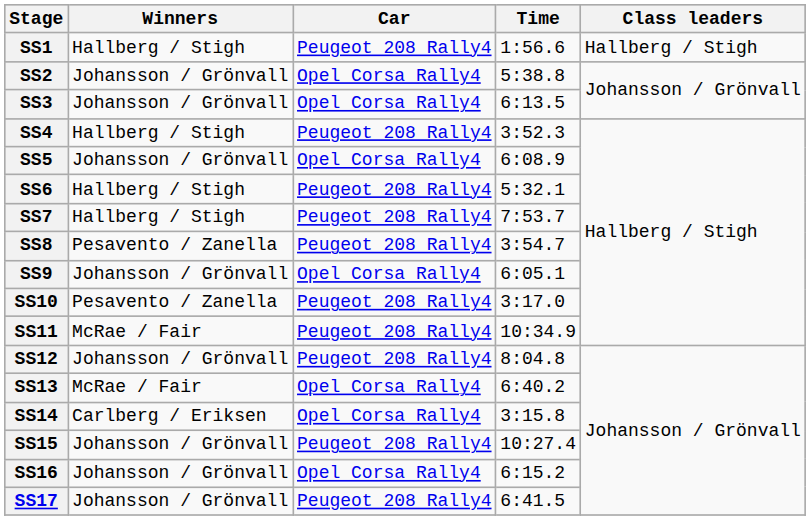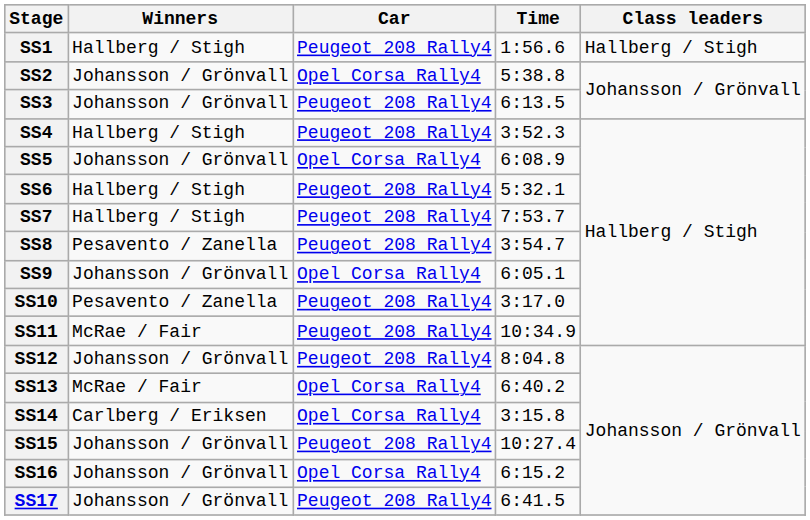(389, 104) Opel Corsa Rally4 -> (394, 104) Peugeot 208 Rally4
